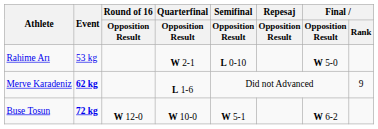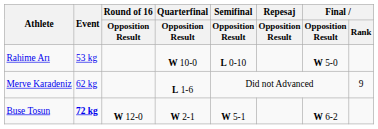(183, 64) W 2-1 -> (183, 64) W 10-0
(87, 85) bold -> (87, 85) normal
(183, 117) W 10-0 -> (183, 117) W 2-1
